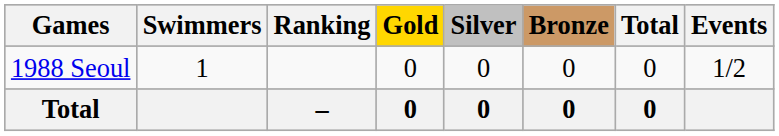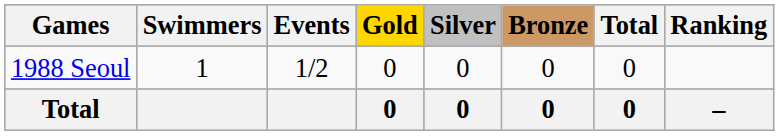columns swapped: (729, 25) <-> (322, 25)
